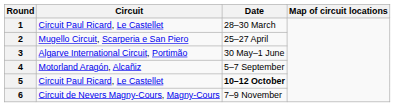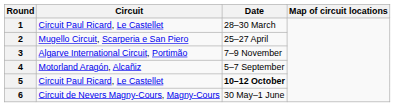(254, 53) 30 May–1 June -> (253, 53) 7–9 November
(253, 94) 7–9 November -> (254, 94) 30 May–1 June
